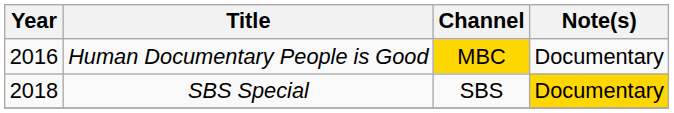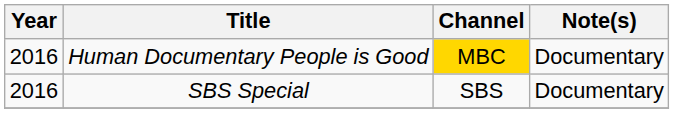(34, 90) 2018 -> (34, 90) 2016
(599, 90) gold background -> (599, 90) no background
